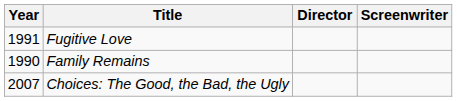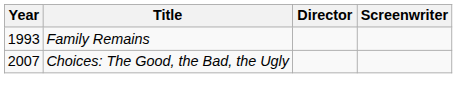- row: (89, 38)
(24, 61) 1990 -> (24, 38) 1993
